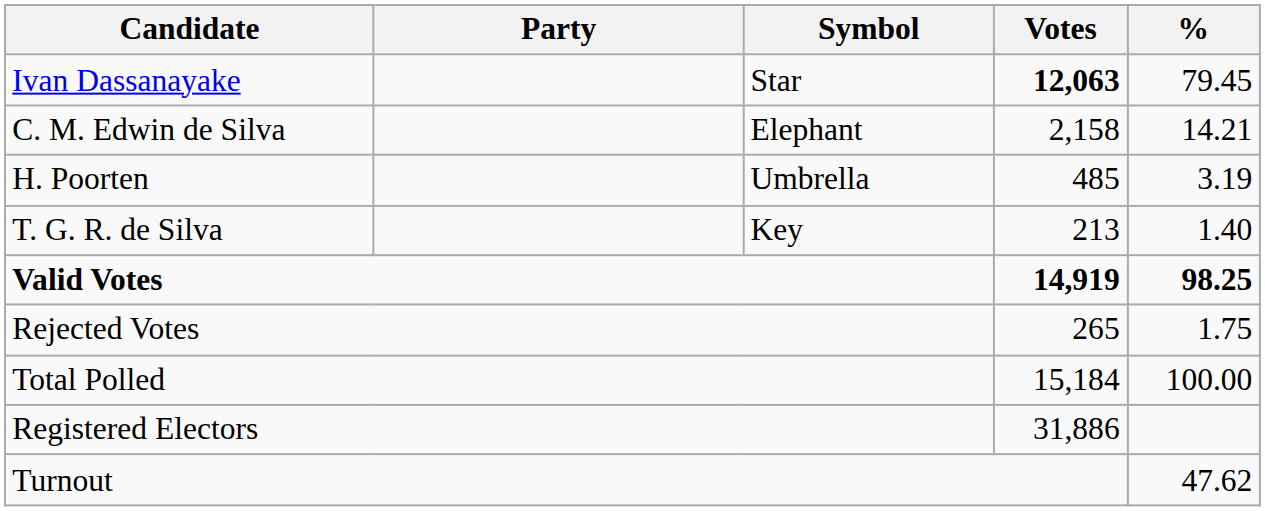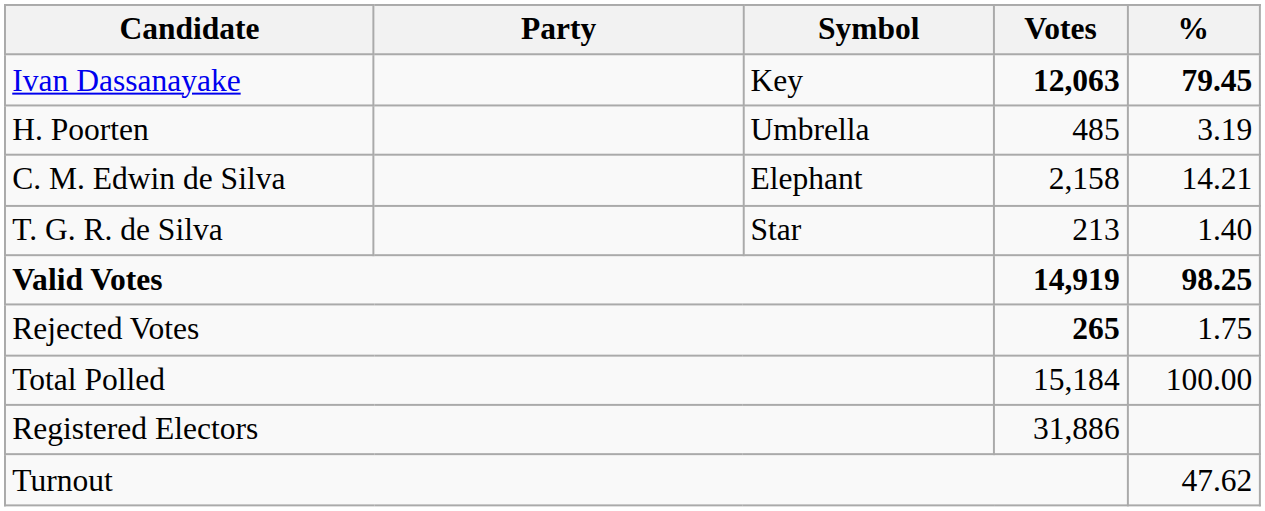(776, 79) Star -> (777, 79) Key
(1217, 79) normal -> (1217, 79) bold
rows swapped: (149, 129) <-> (81, 179)
(777, 229) Key -> (776, 229) Star
(1096, 329) normal -> (1096, 329) bold
